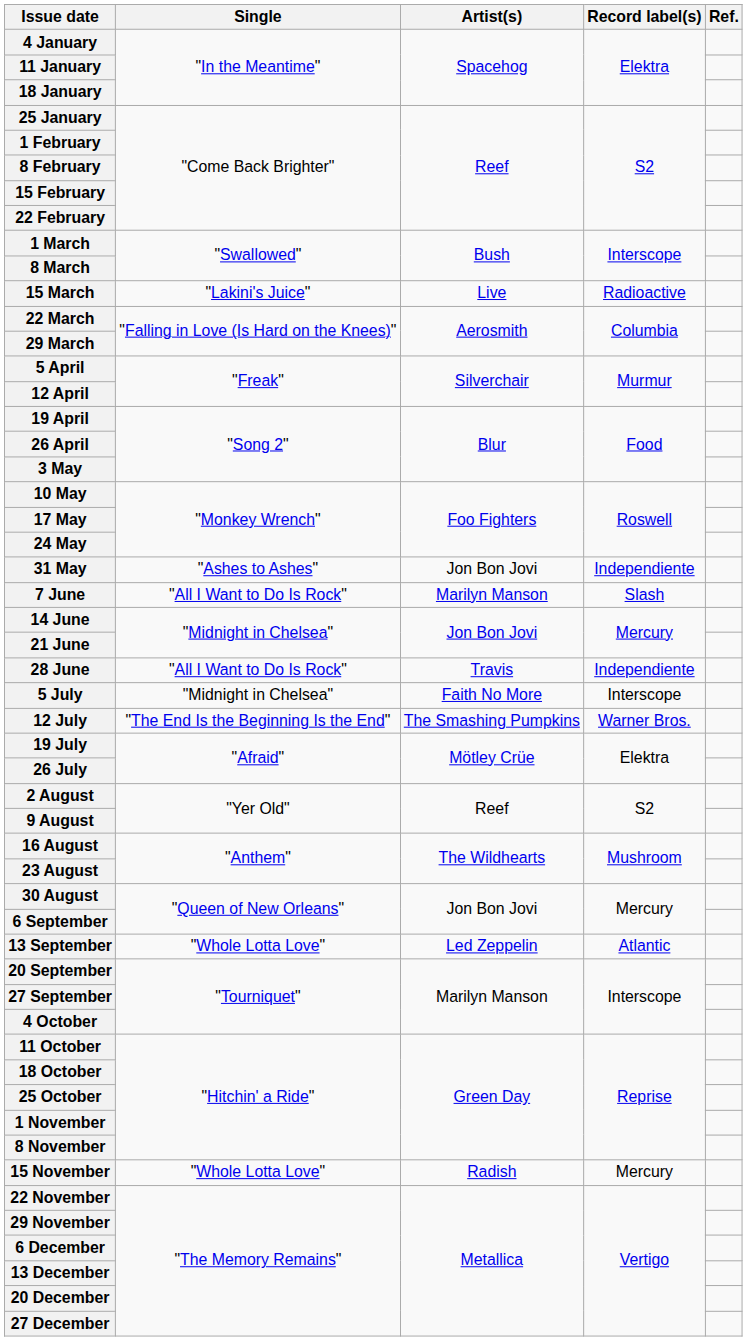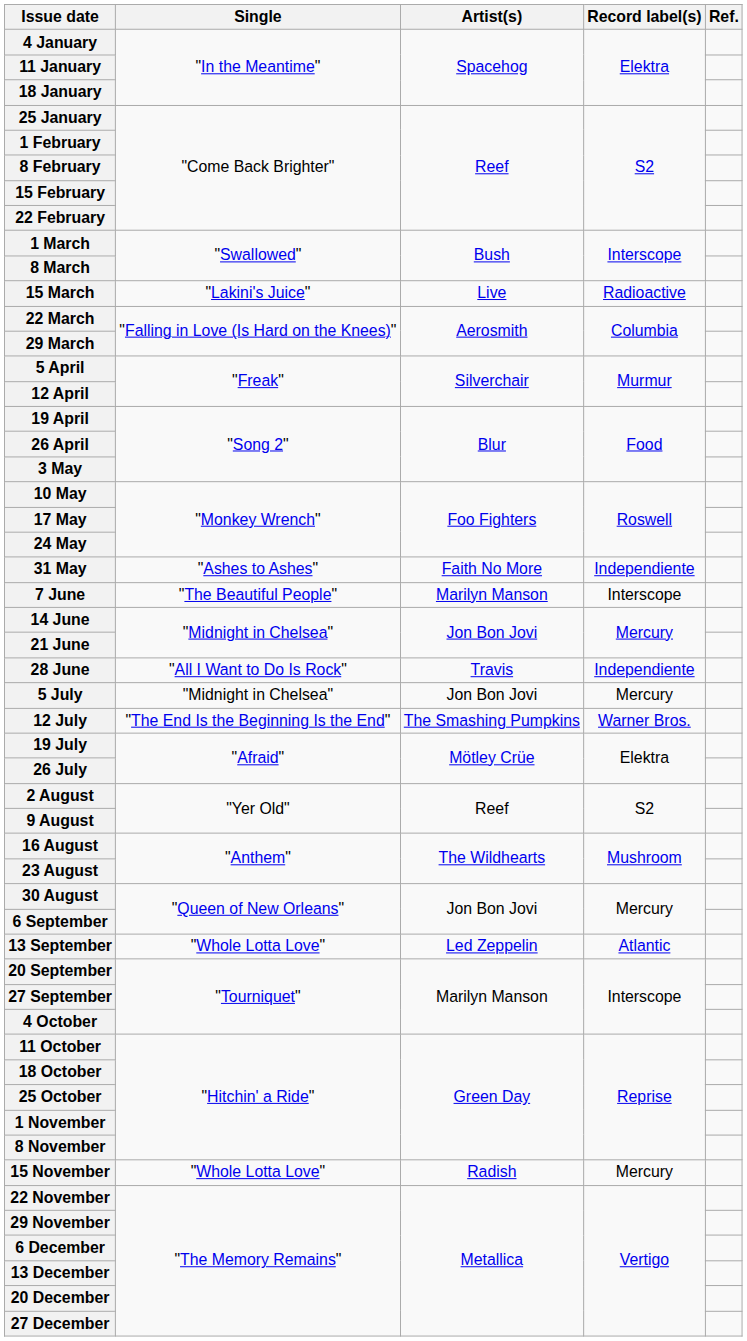(492, 569) Jon Bon Jovi -> (492, 569) Faith No More
(258, 594) "All I Want to Do Is Rock" -> (258, 594) "The Beautiful People"
(644, 594) Slash -> (644, 594) Interscope
(492, 695) Faith No More -> (492, 695) Jon Bon Jovi
(644, 695) Interscope -> (644, 695) Mercury
